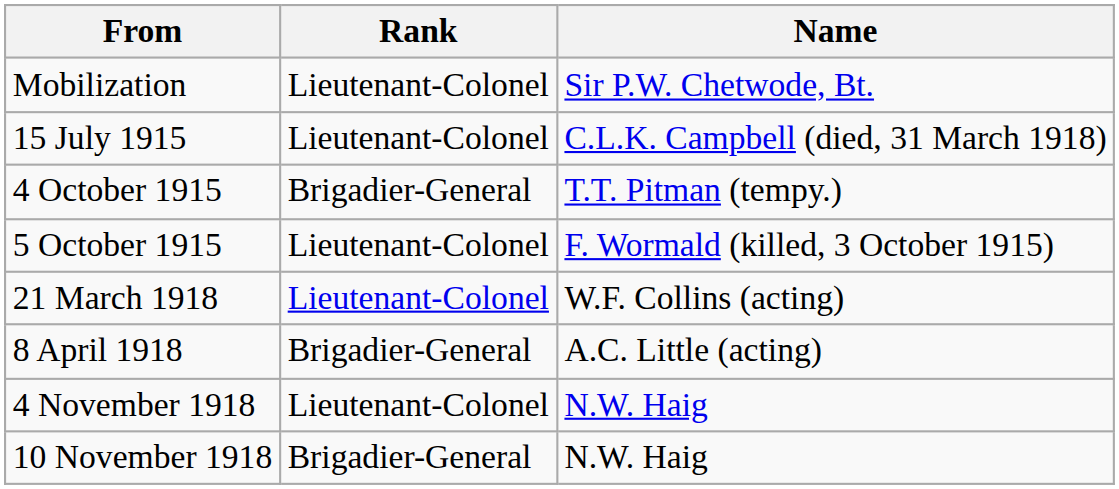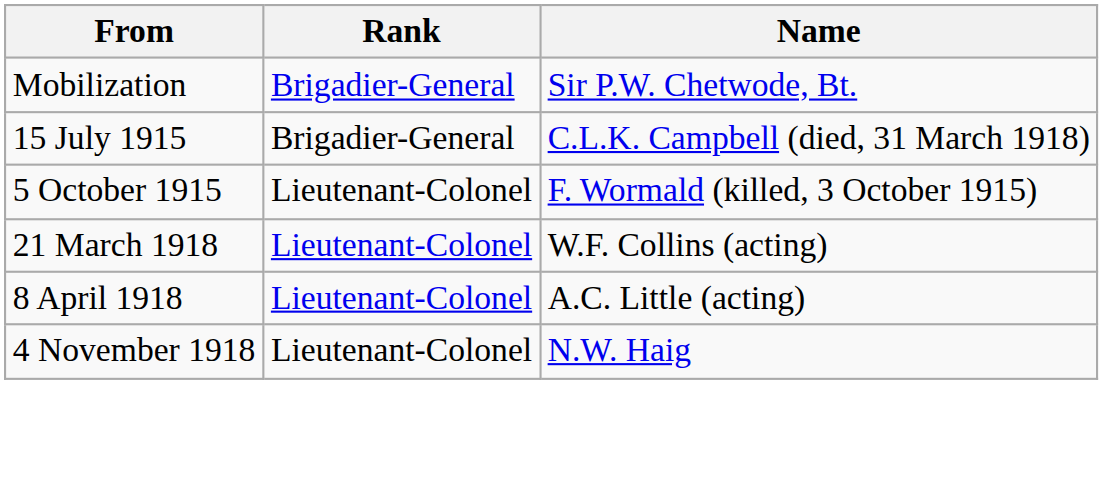(418, 84) Lieutenant-Colonel -> (393, 84) Brigadier-General
(418, 137) Lieutenant-Colonel -> (393, 137) Brigadier-General
- row: (117, 191)
(410, 350) Brigadier-General -> (402, 297) Lieutenant-Colonel
- row: (143, 457)
